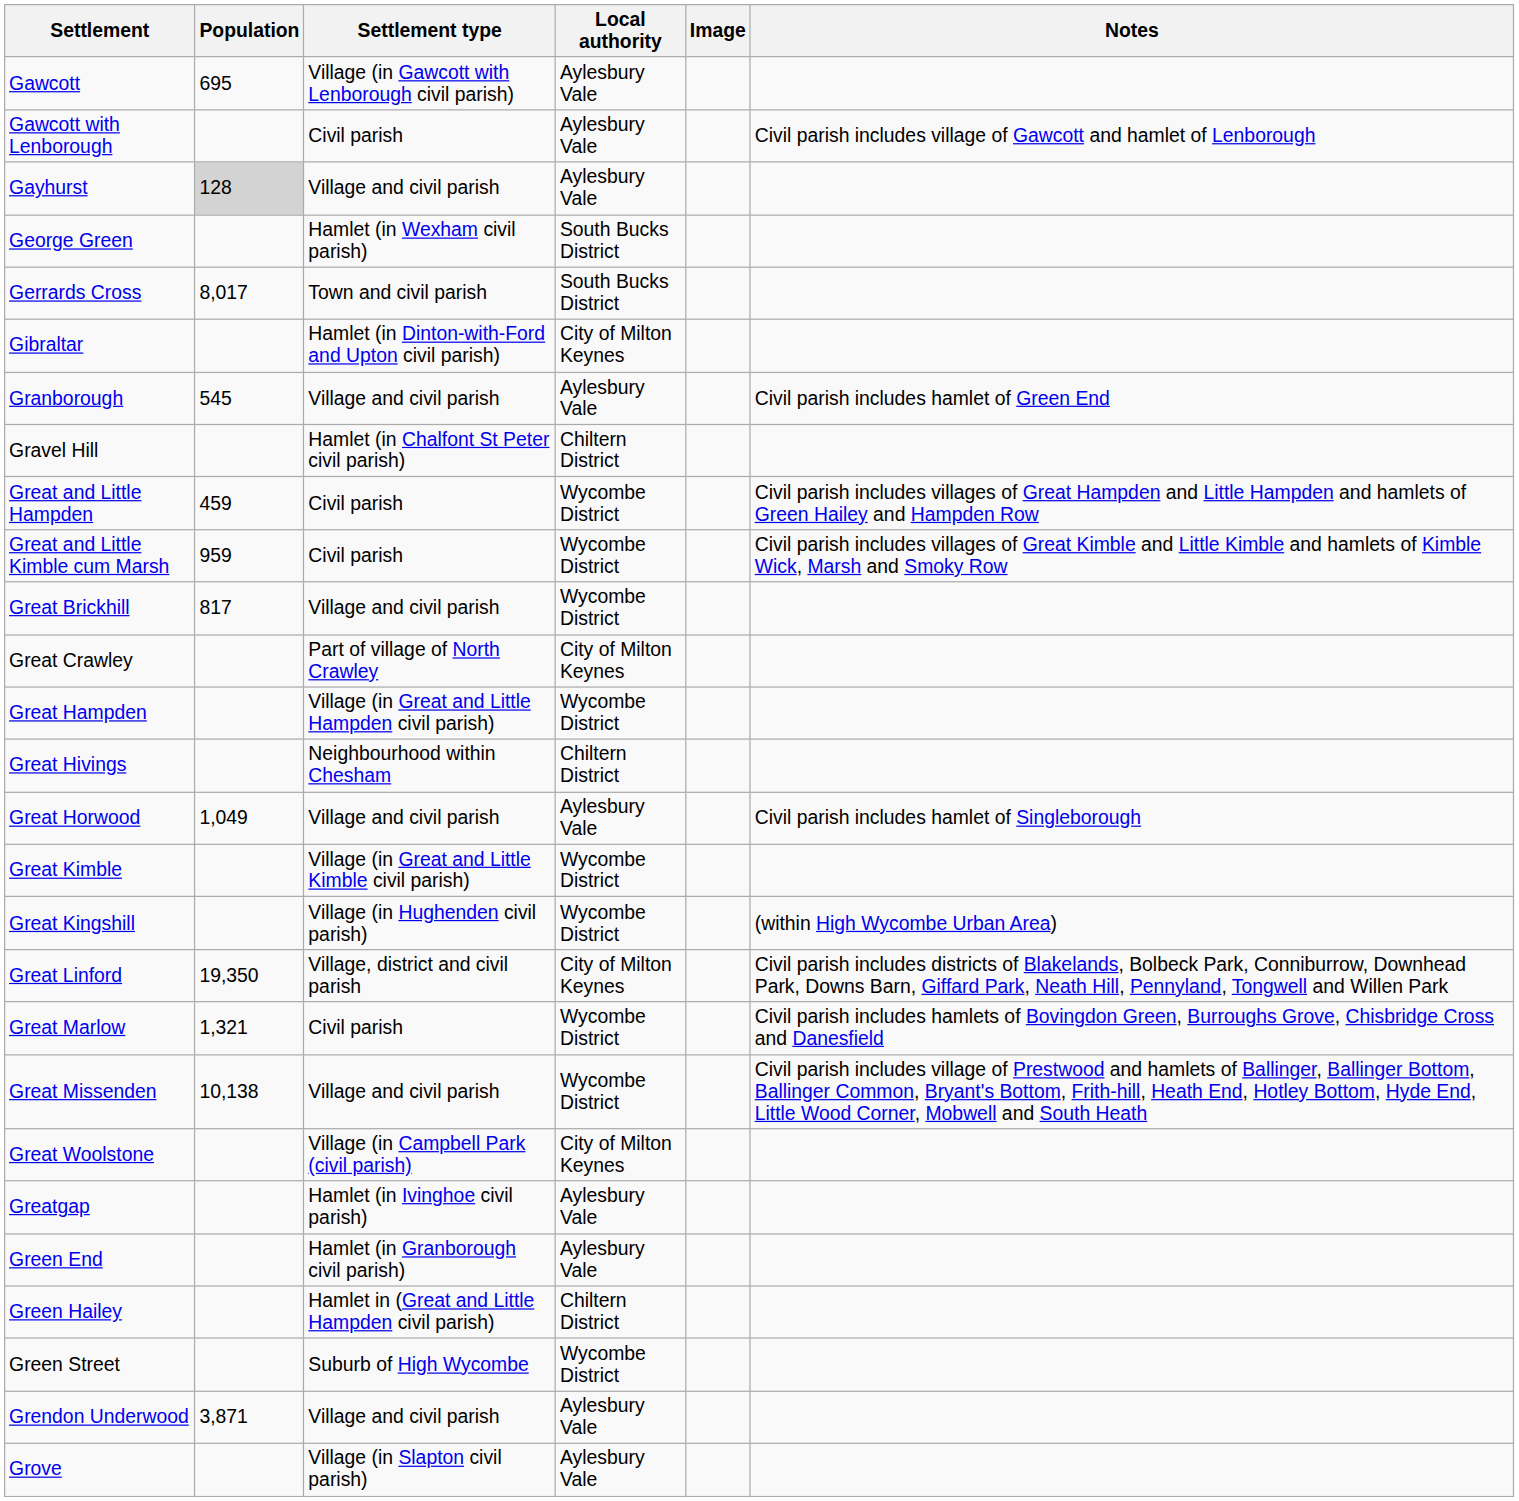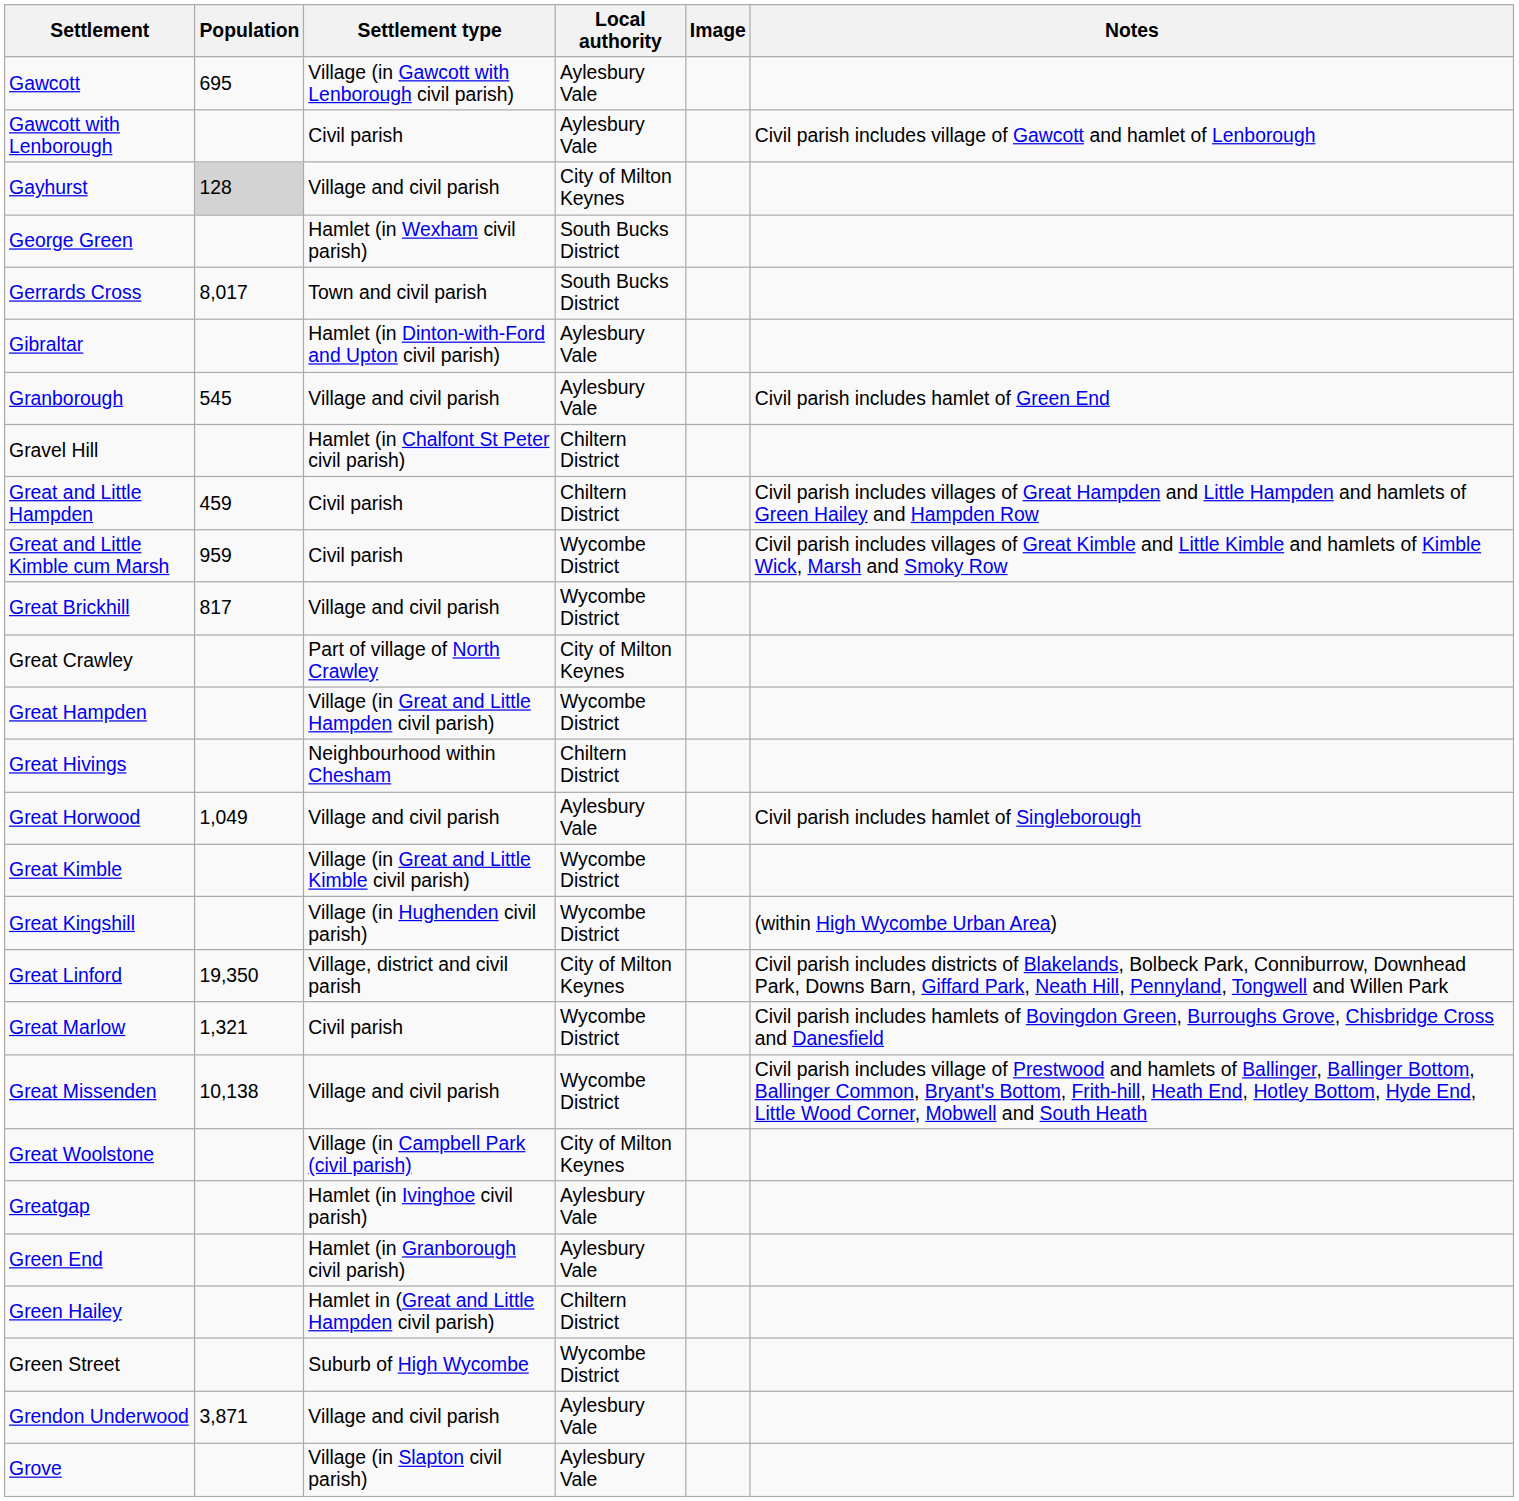(602, 188) Aylesbury Vale -> (616, 188) City of Milton Keynes
(616, 345) City of Milton Keynes -> (602, 345) Aylesbury Vale
(603, 503) Wycombe District -> (593, 503) Chiltern District
